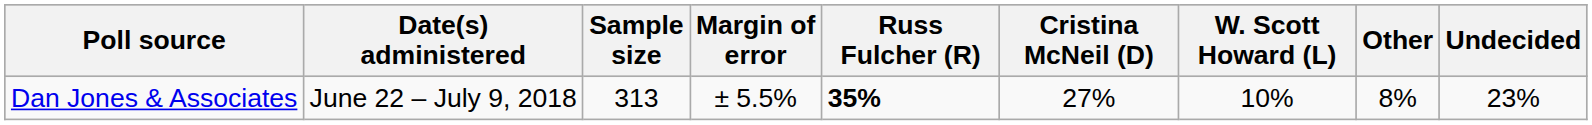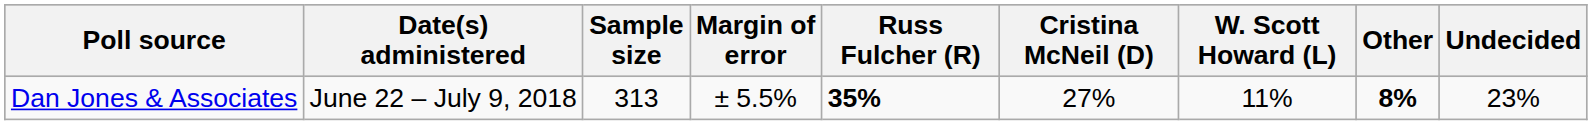(1267, 97) 10% -> (1267, 97) 11%
(1398, 97) normal -> (1398, 97) bold
